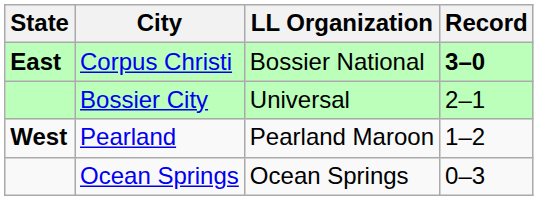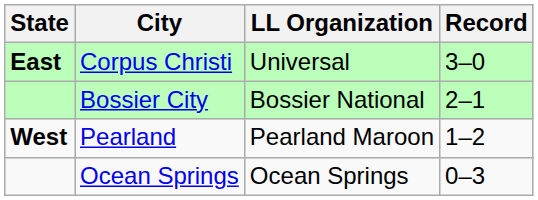(337, 61) Bossier National -> (300, 61) Universal
(465, 61) bold -> (465, 61) normal
(300, 99) Universal -> (337, 99) Bossier National
